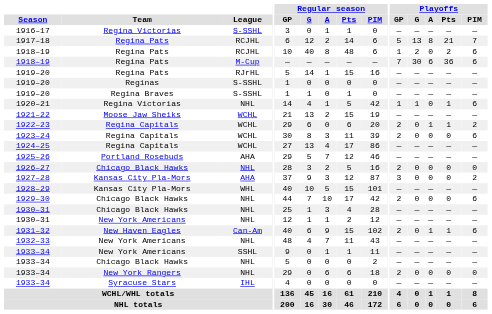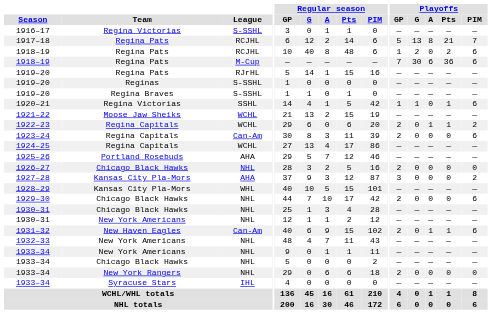(247, 104) NHL -> (247, 104) SSHL
(247, 136) WCHL -> (247, 136) Can-Am
(247, 252) SSHL -> (247, 252) NHL
